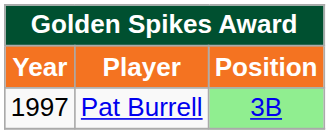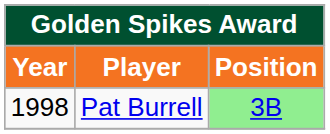(40, 107) 1997 -> (40, 107) 1998
